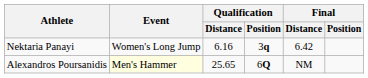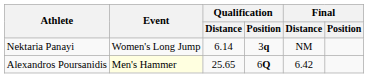(224, 47) 6.16 -> (224, 47) 6.14
(304, 47) 6.42 -> (304, 47) NM
(304, 64) NM -> (304, 64) 6.42
